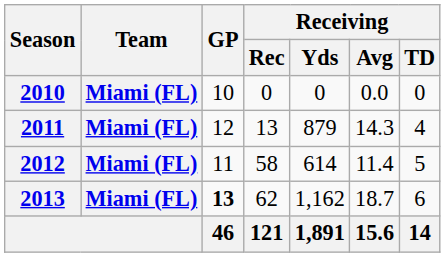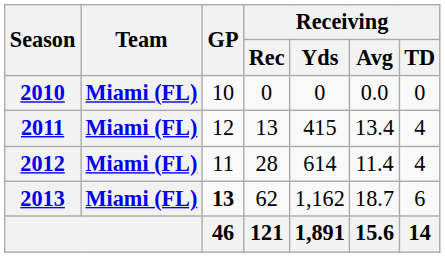(320, 127) 879 -> (320, 127) 415
(375, 127) 14.3 -> (375, 127) 13.4
(267, 163) 58 -> (267, 163) 28
(420, 163) 5 -> (420, 163) 4
